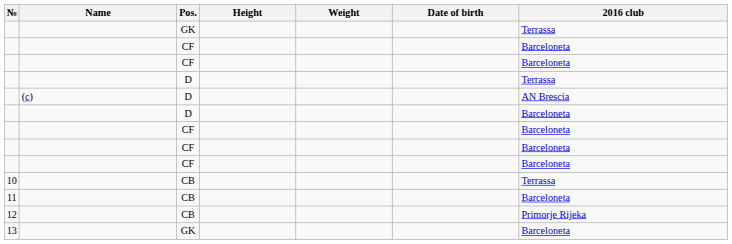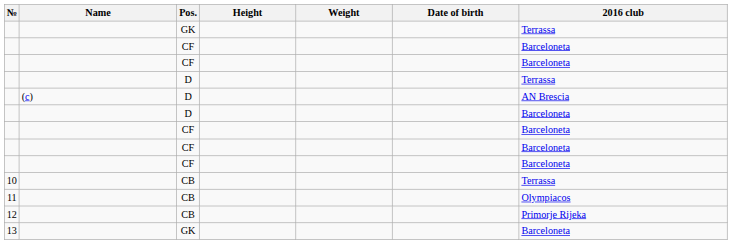(546, 197) Barceloneta -> (546, 197) Olympiacos
